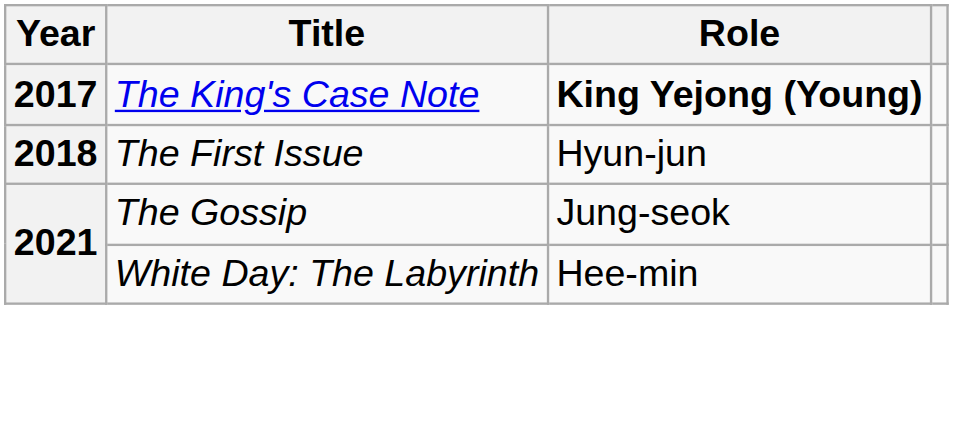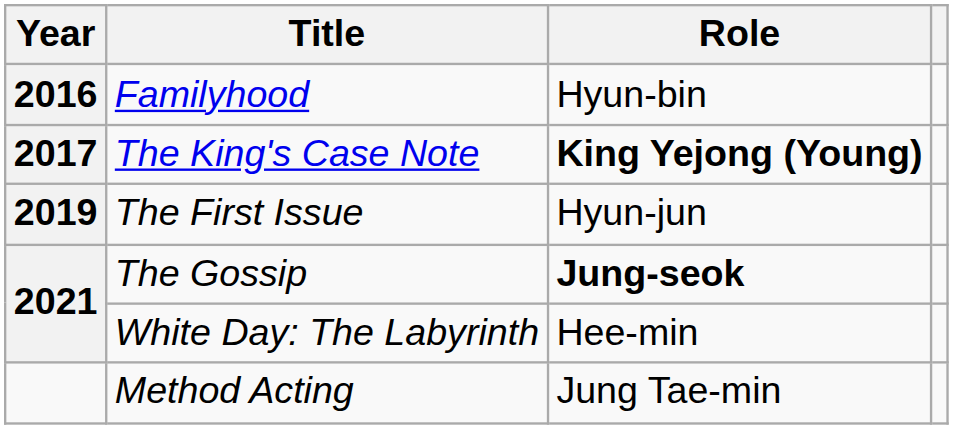+ row: (212, 93)
(56, 153) 2018 -> (56, 213) 2019
(643, 213) normal -> (650, 272) bold
+ row: (234, 392)
